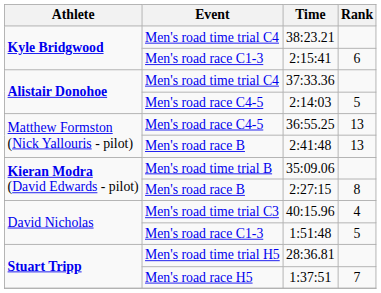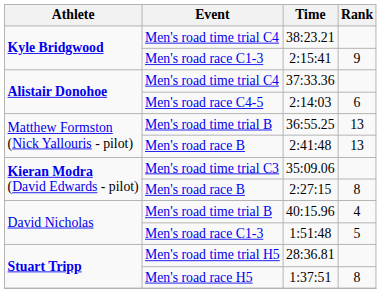(357, 59) 6 -> (357, 59) 9
(357, 102) 5 -> (357, 102) 6
(204, 124) Men's road race C4-5 -> (209, 124) Men's road time trial B
(209, 168) Men's road time trial B -> (212, 168) Men's road time trial C3
(212, 211) Men's road time trial C3 -> (209, 211) Men's road time trial B
(357, 277) 7 -> (357, 277) 8
